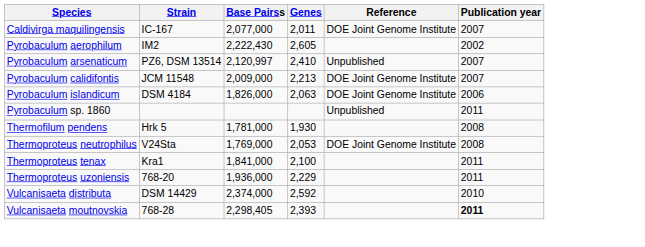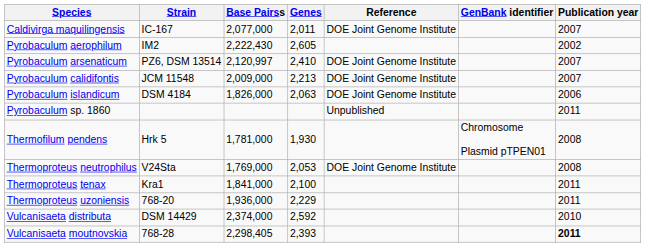+ column: (507, 12)
(355, 62) Unpublished -> (391, 62) DOE Joint Genome Institute
